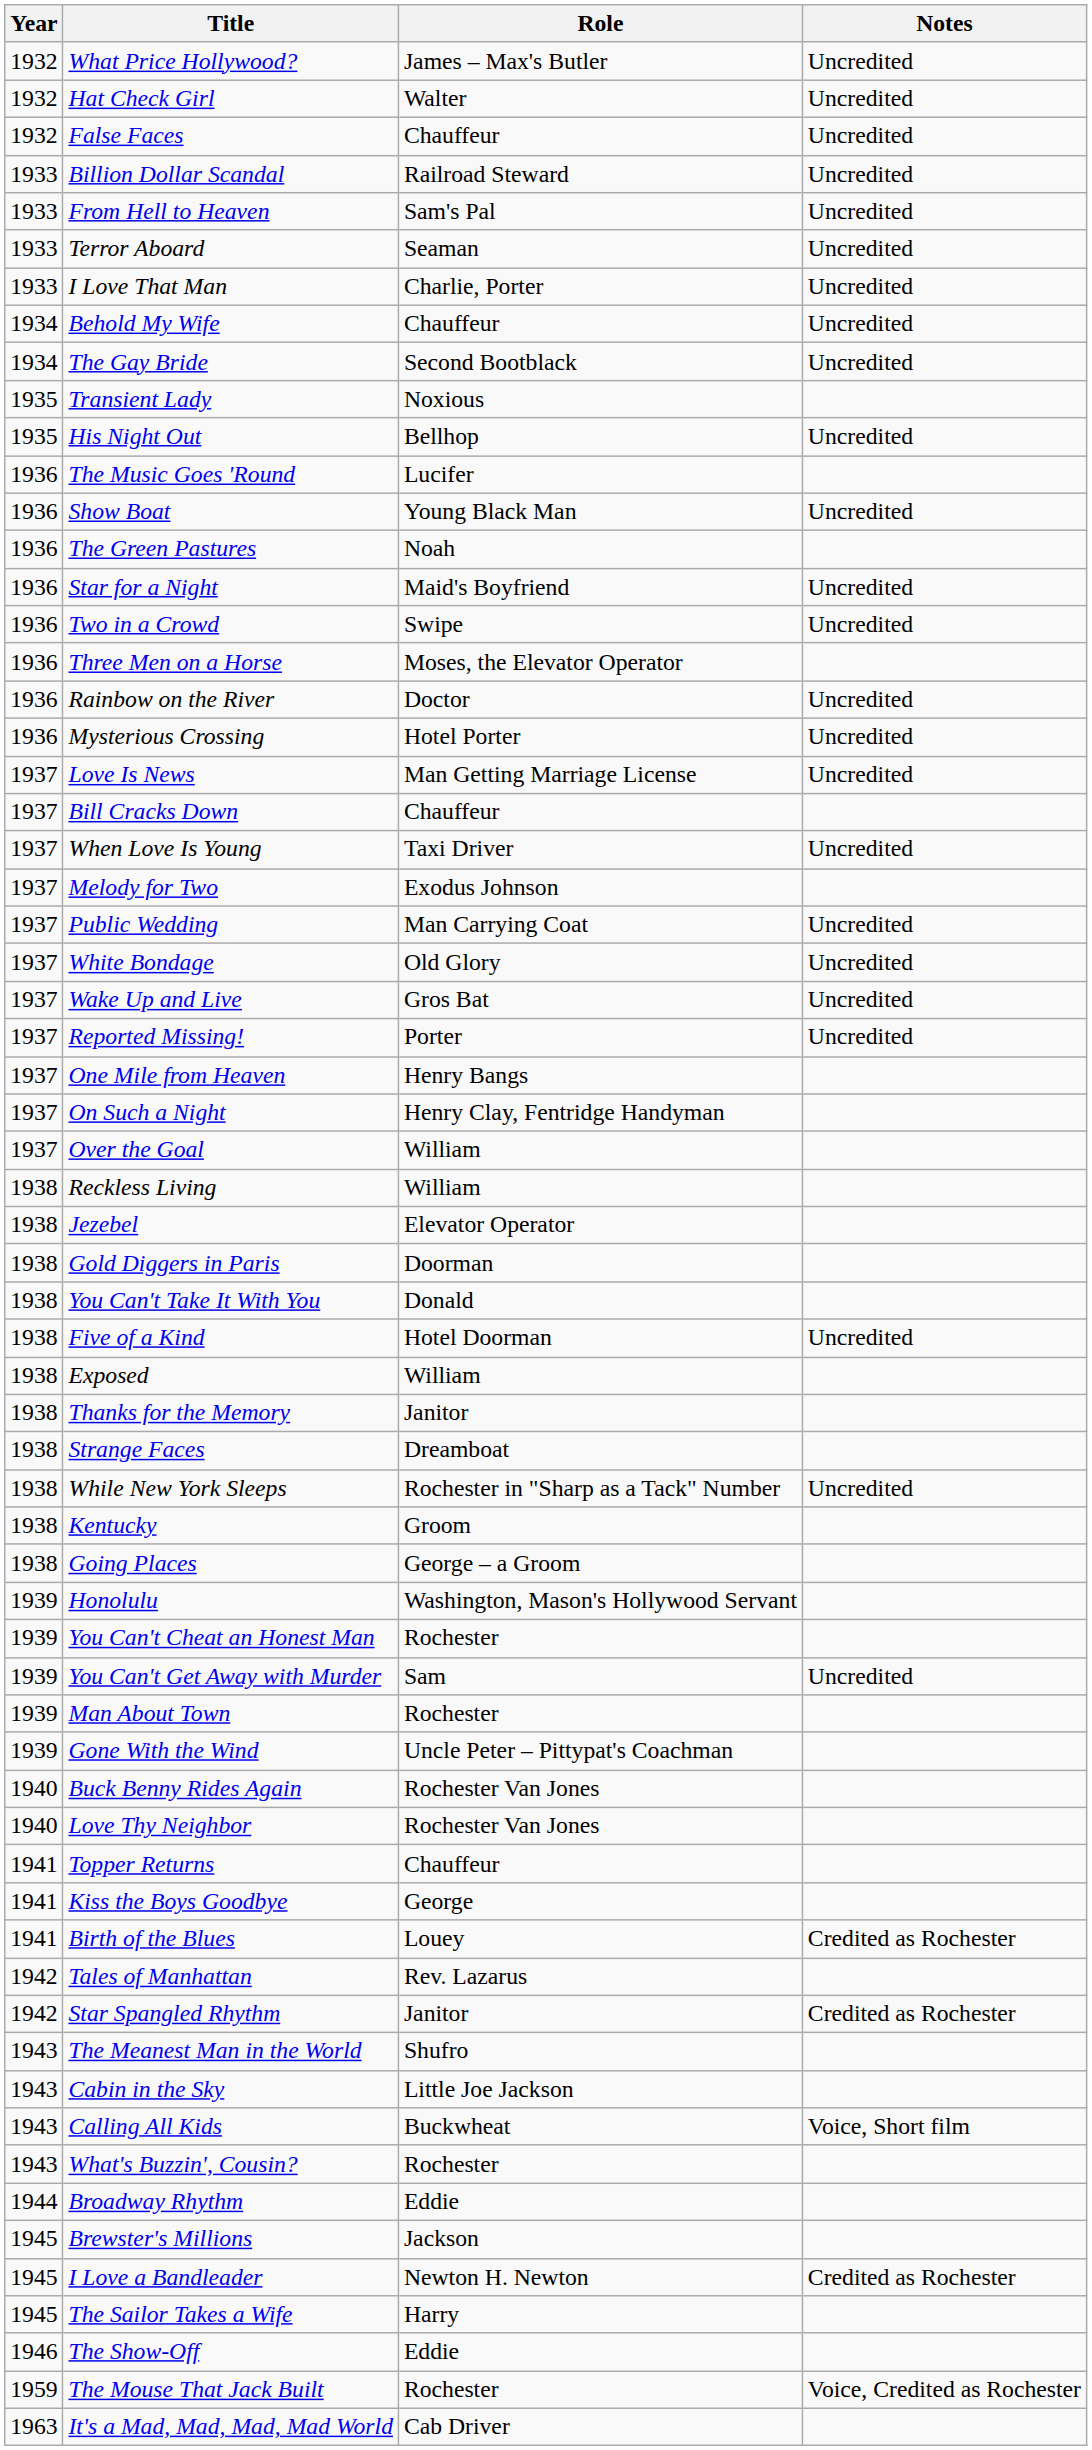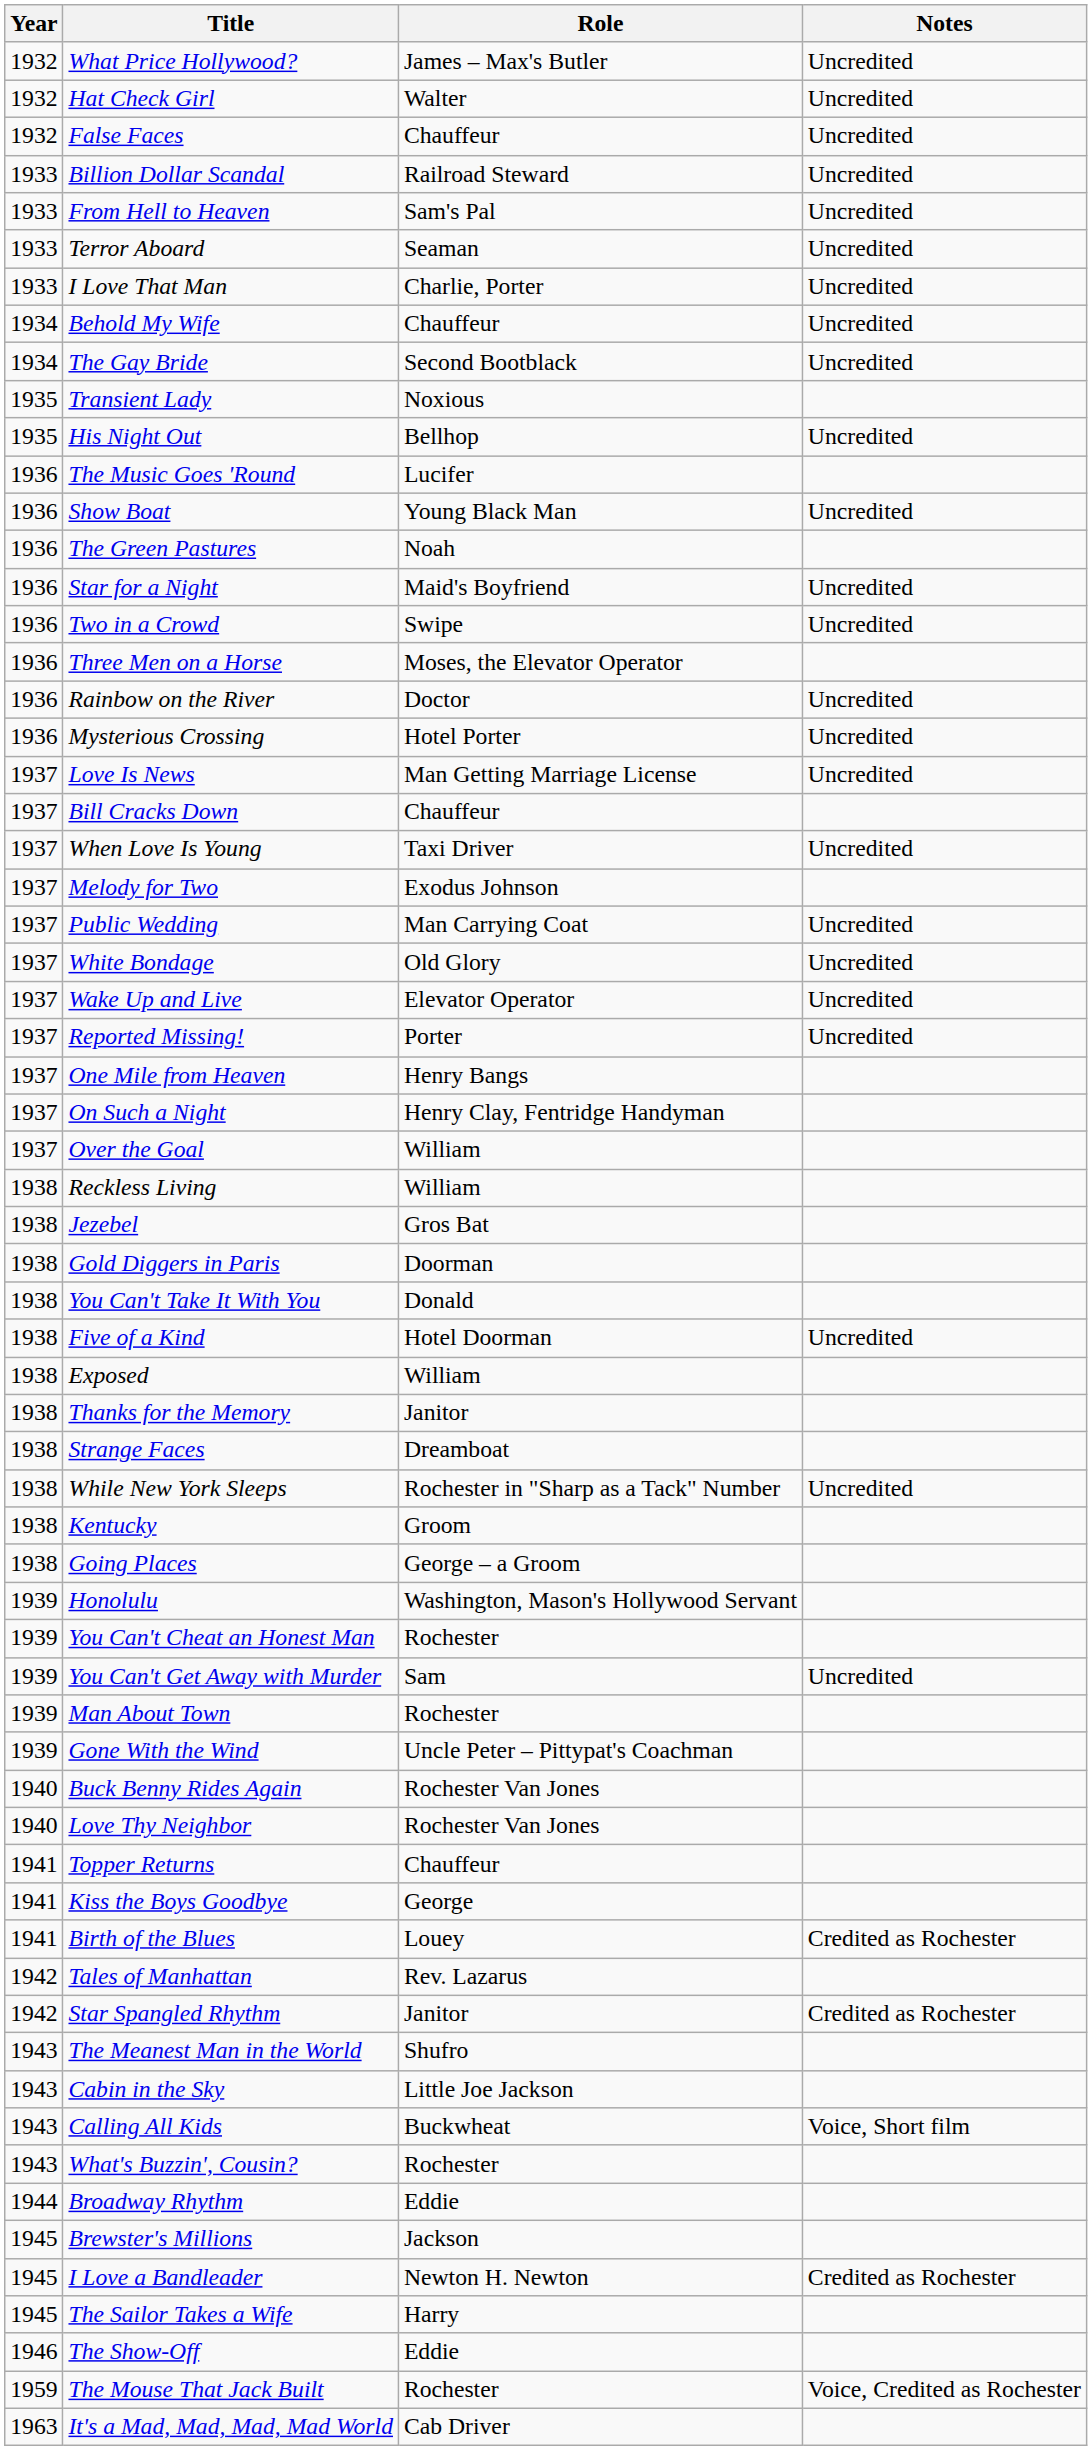(446, 999) Gros Bat -> (489, 999) Elevator Operator
(489, 1225) Elevator Operator -> (446, 1225) Gros Bat
